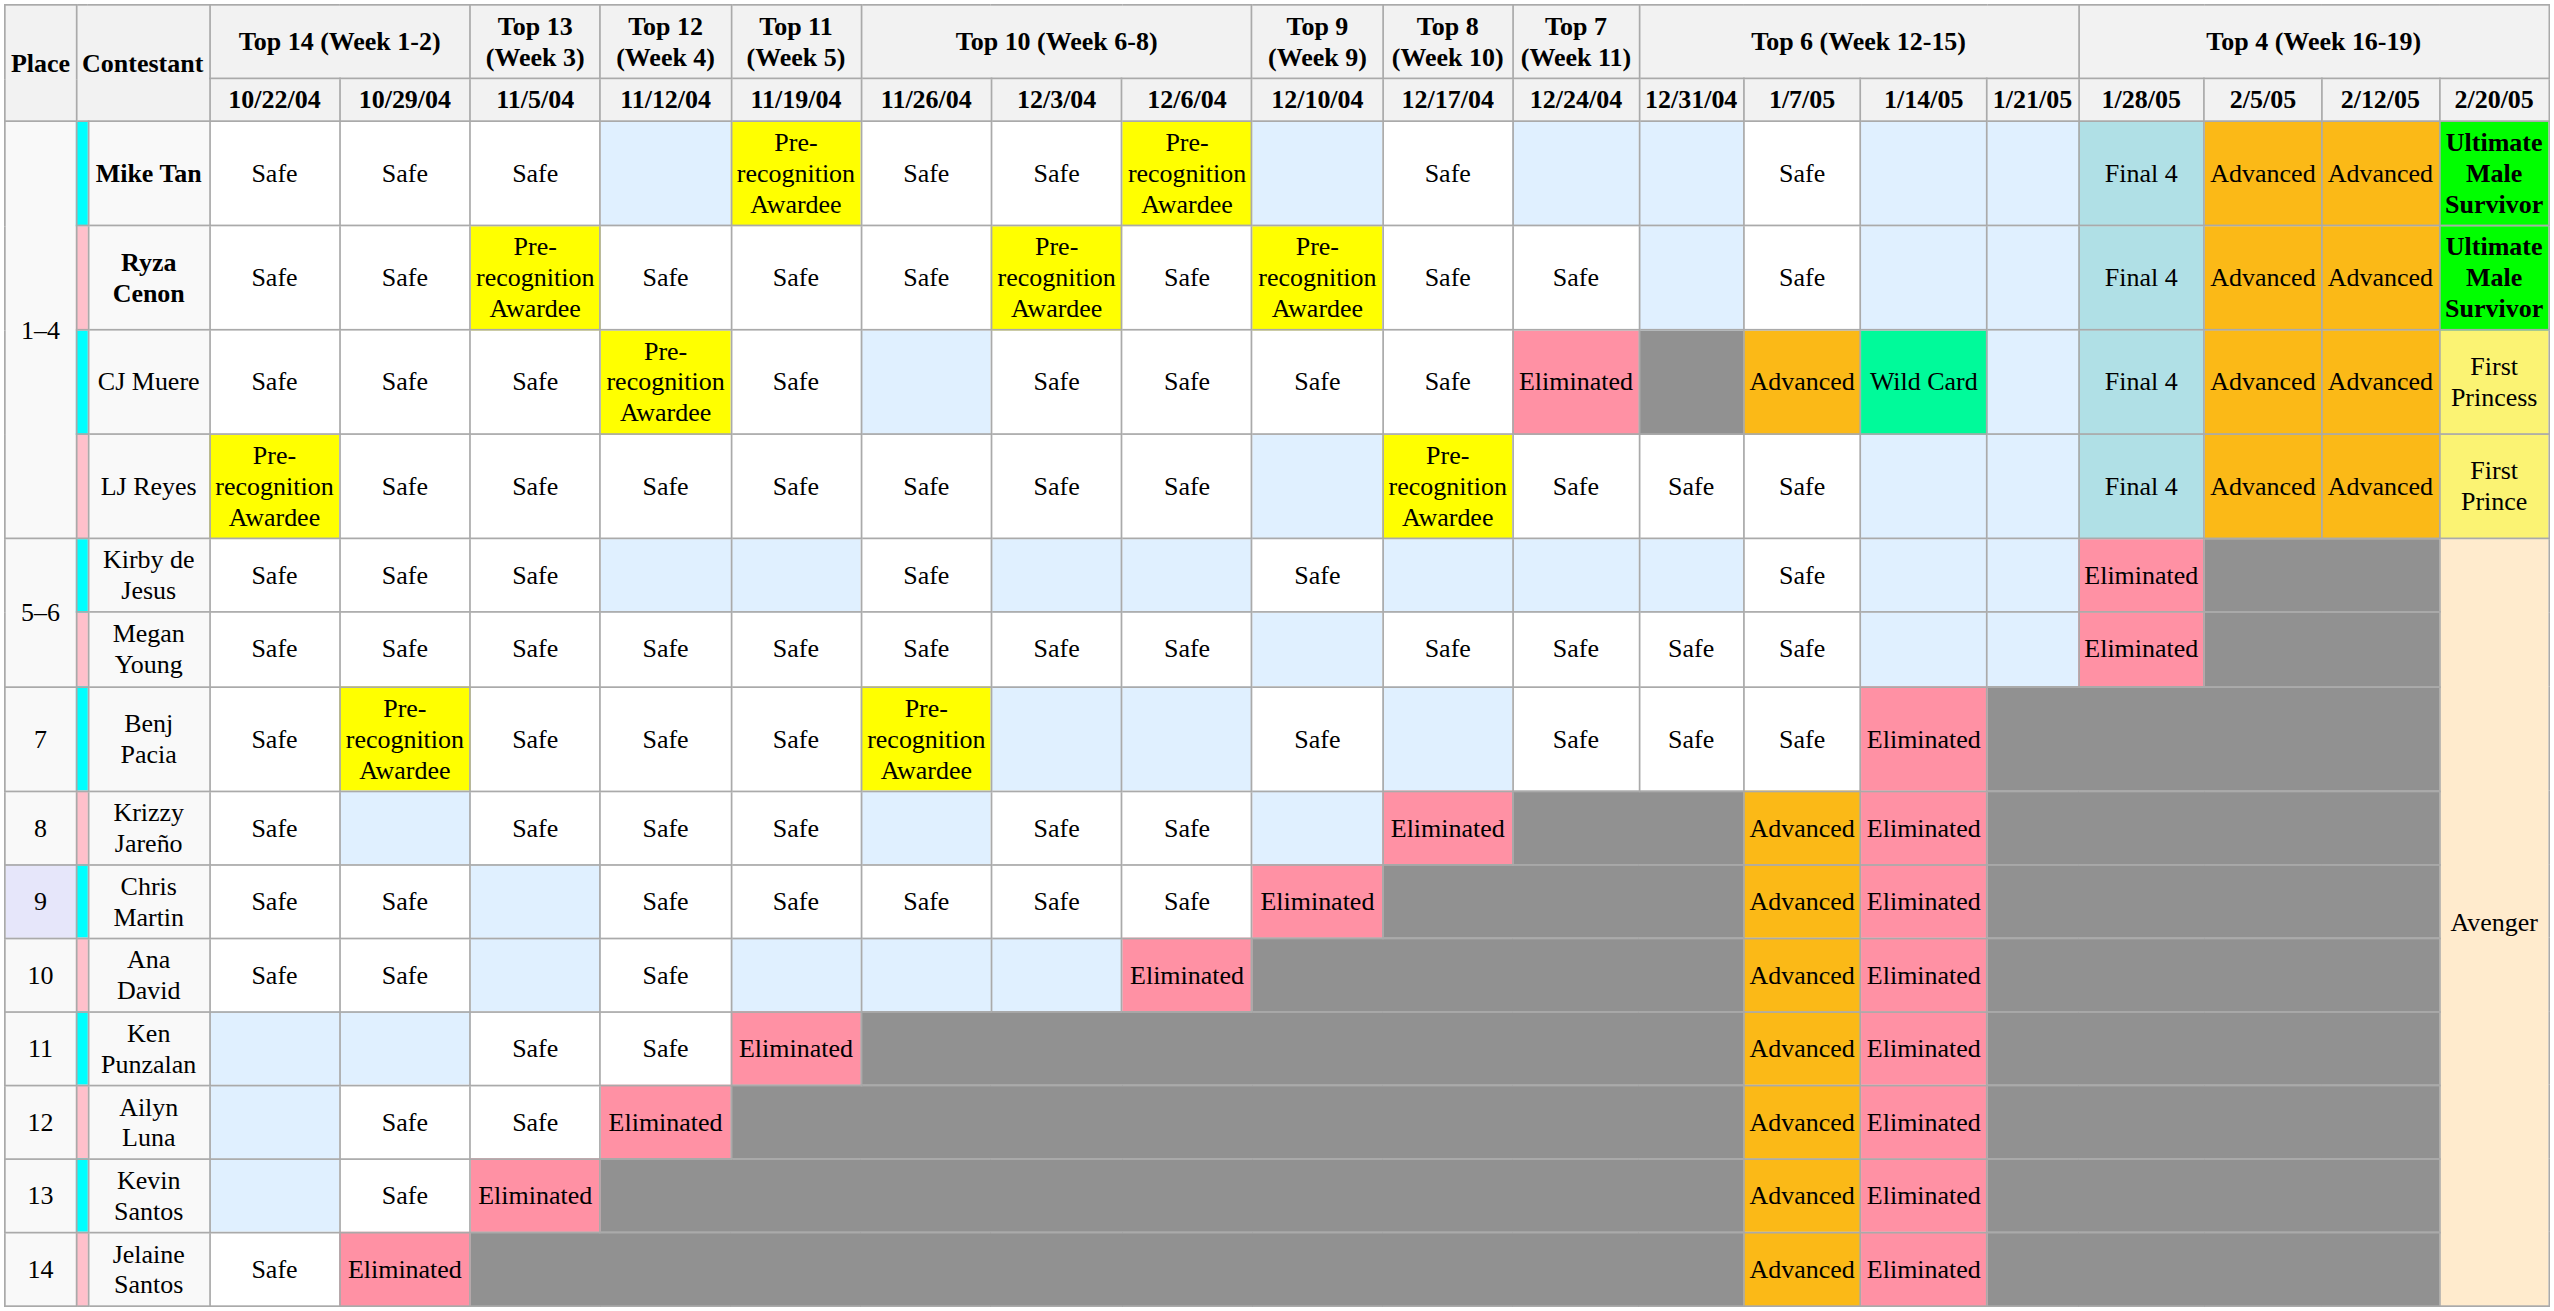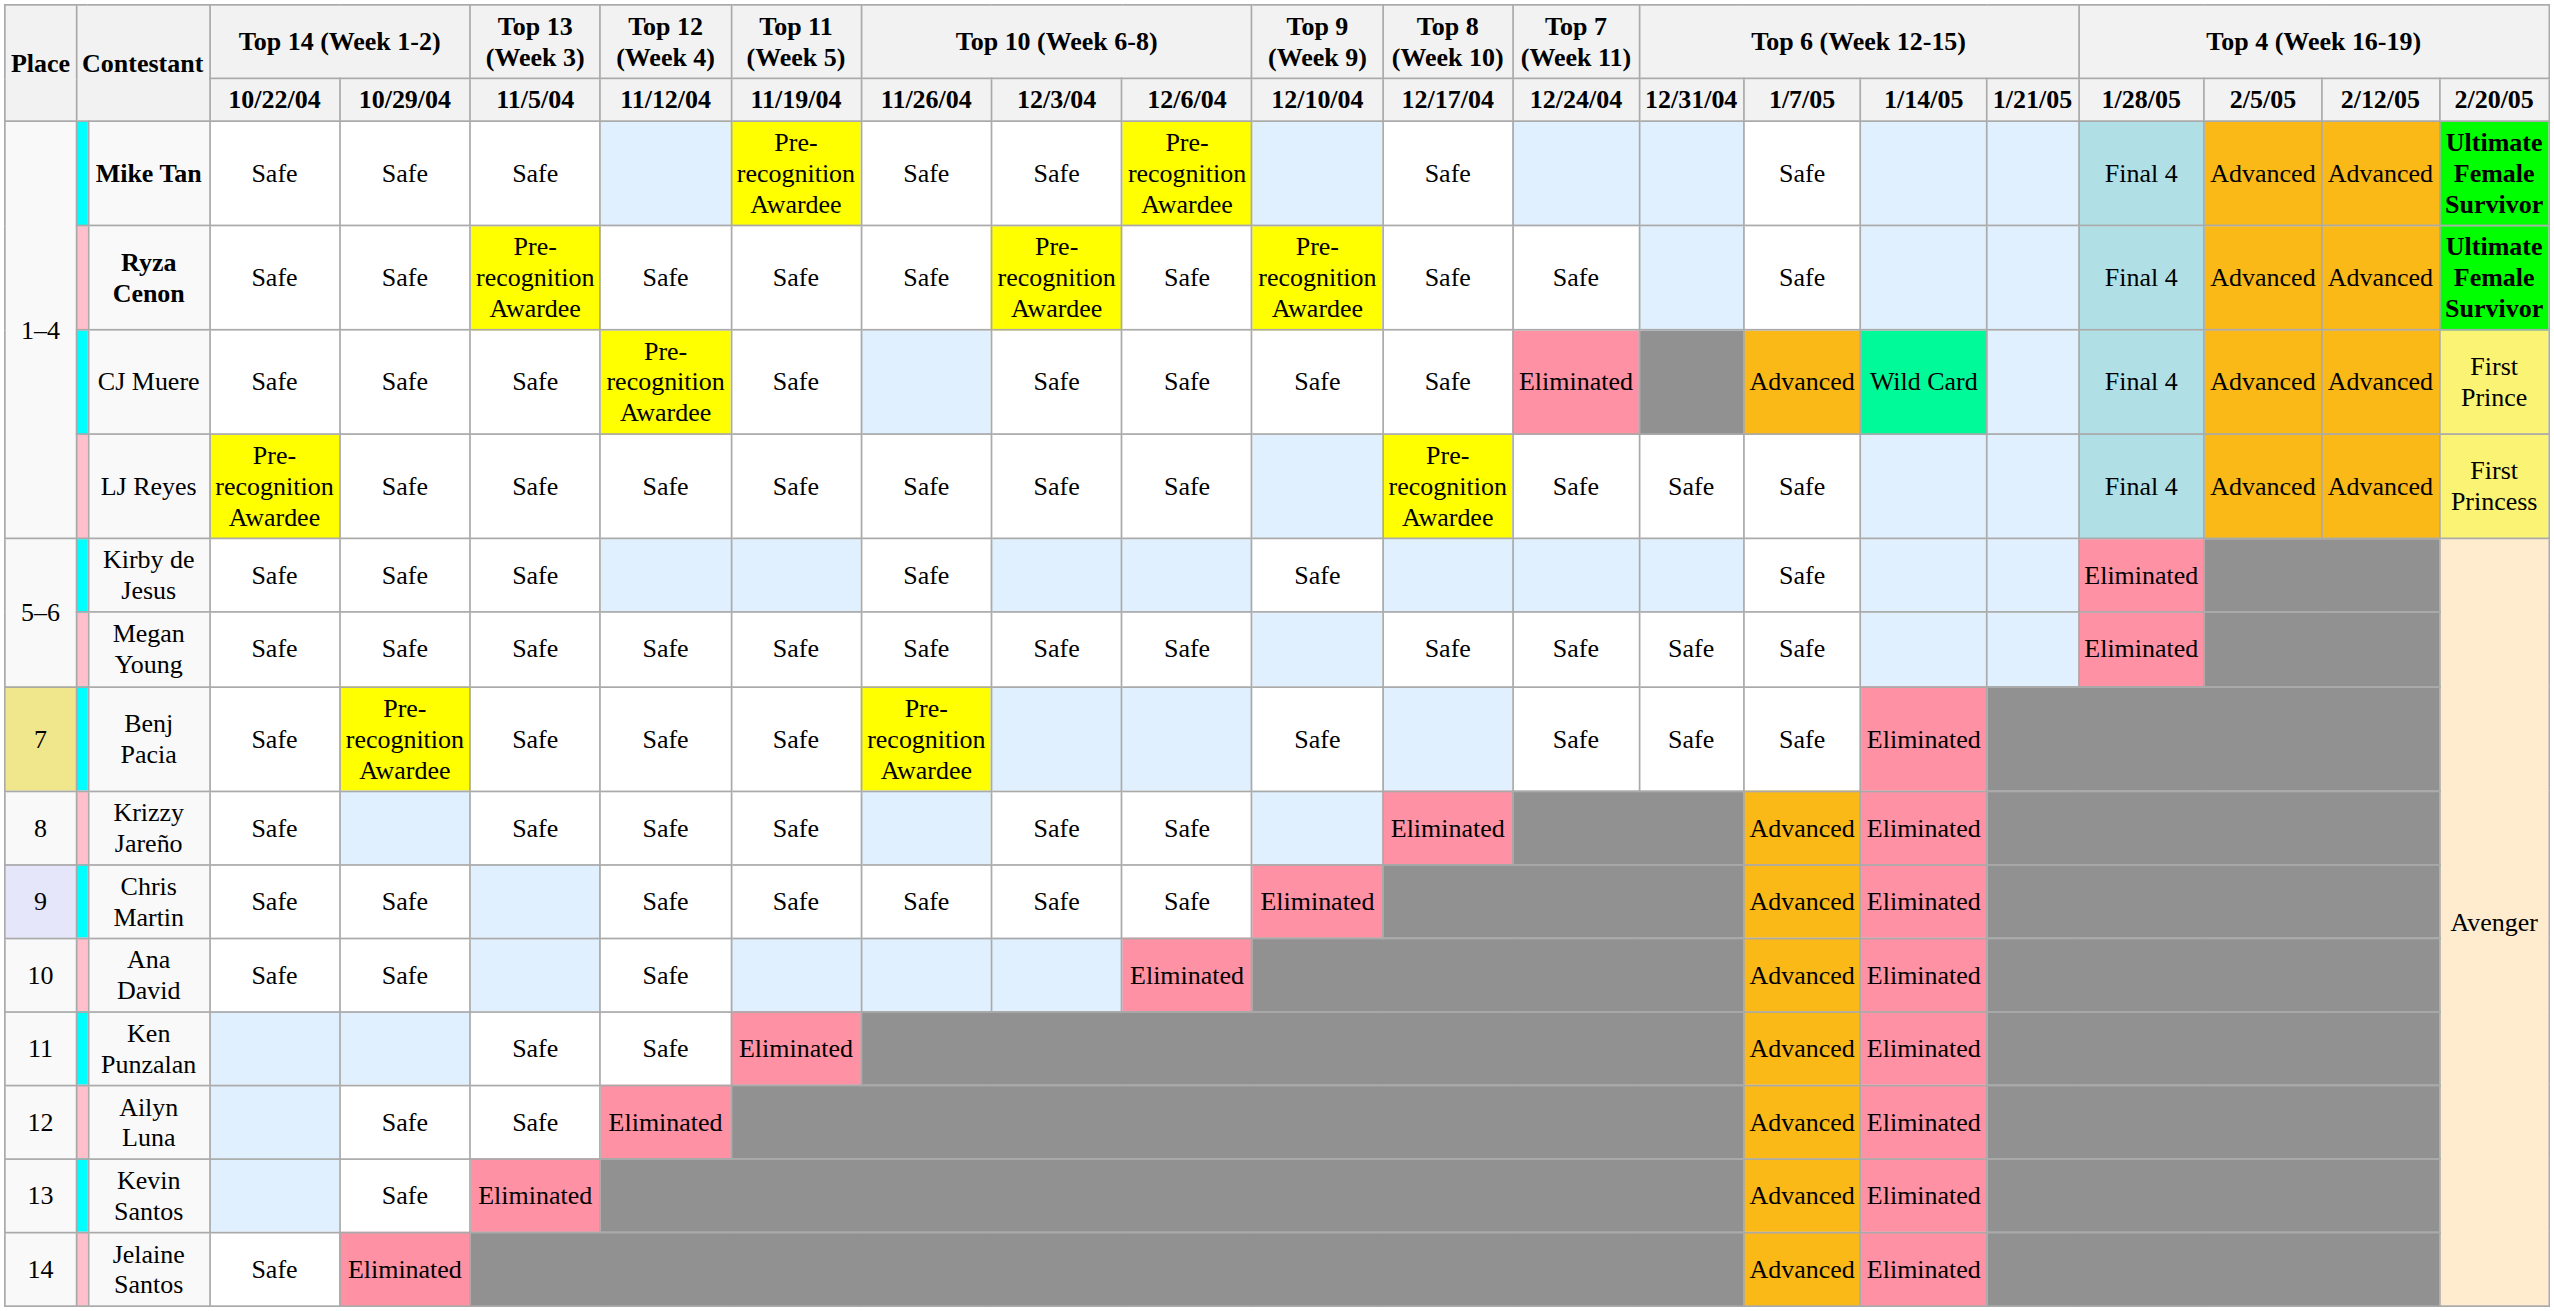(2494, 173) Ultimate Male Survivor -> (2494, 173) Ultimate Female Survivor
(2494, 277) Ultimate Male Survivor -> (2494, 277) Ultimate Female Survivor
(2494, 382) First Princess -> (2494, 382) First Prince
(2494, 486) First Prince -> (2494, 486) First Princess
(40, 738) no background -> (40, 738) khaki background
